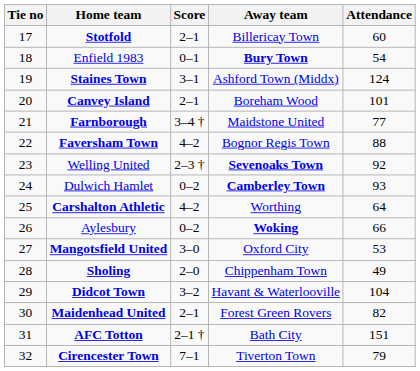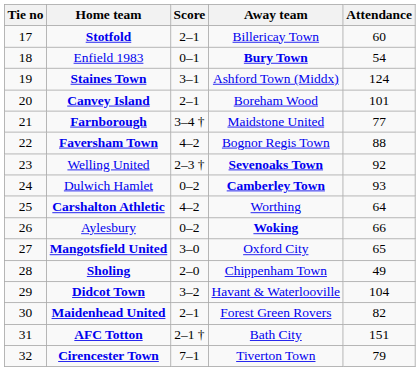(379, 249) 53 -> (379, 249) 65
